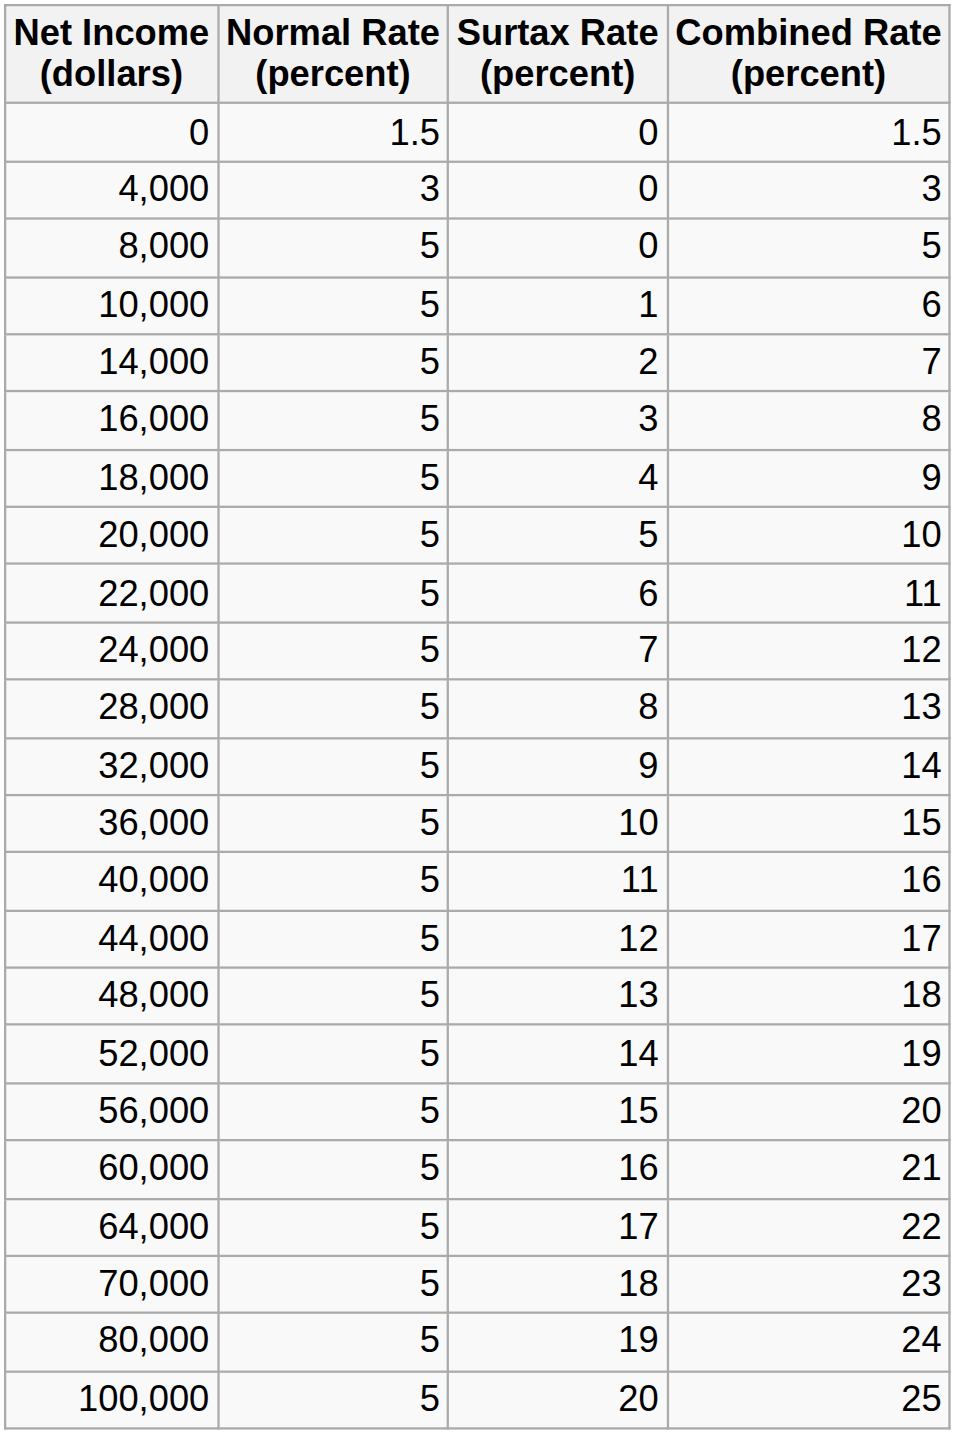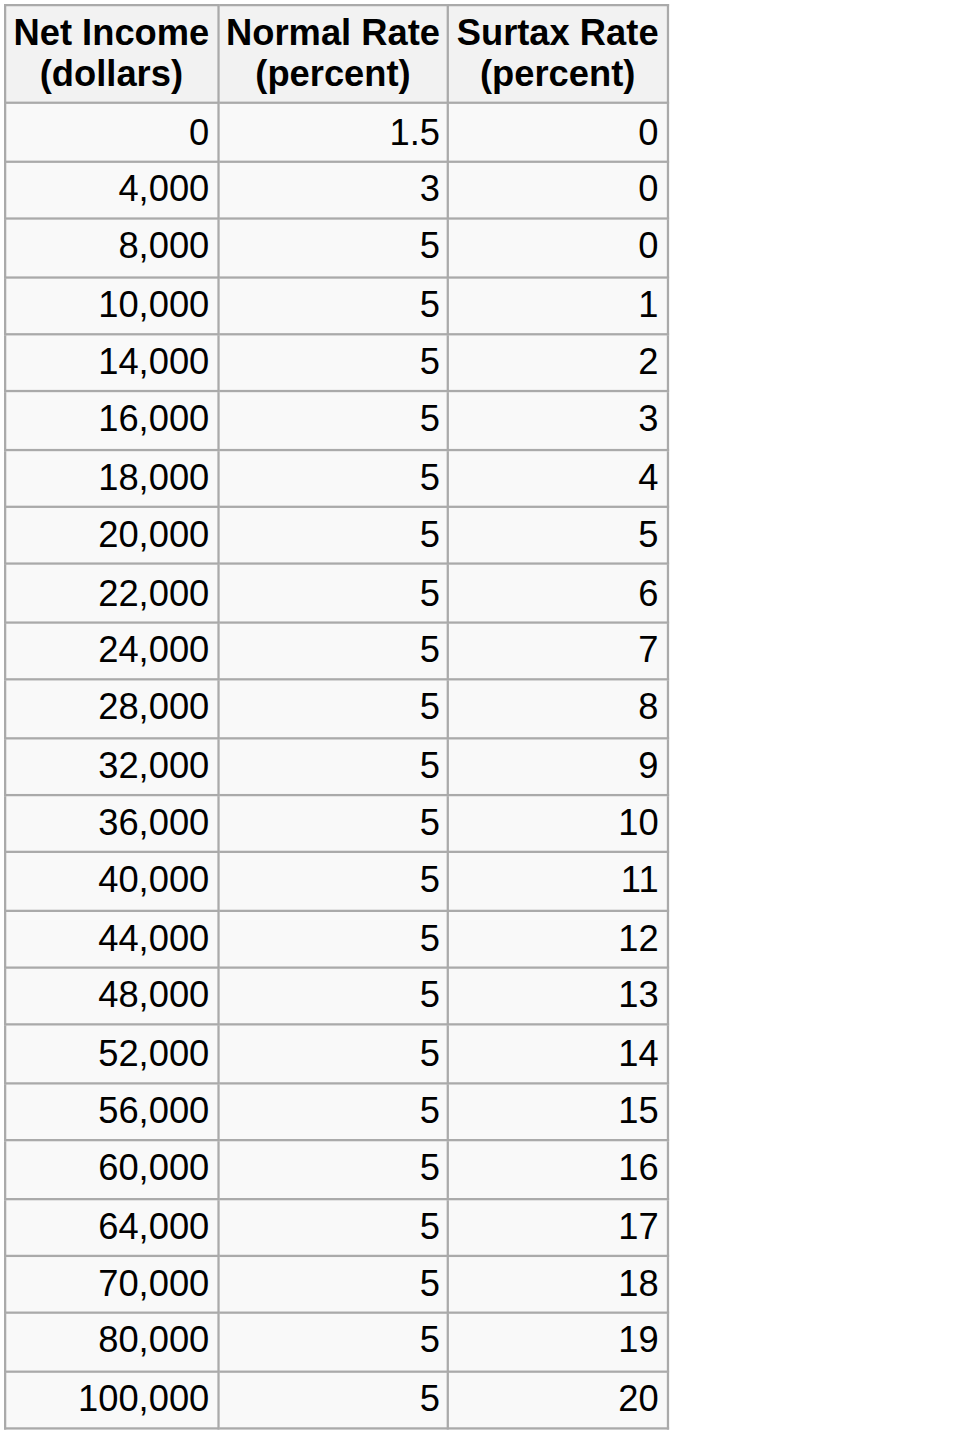- column: (809, 53)
